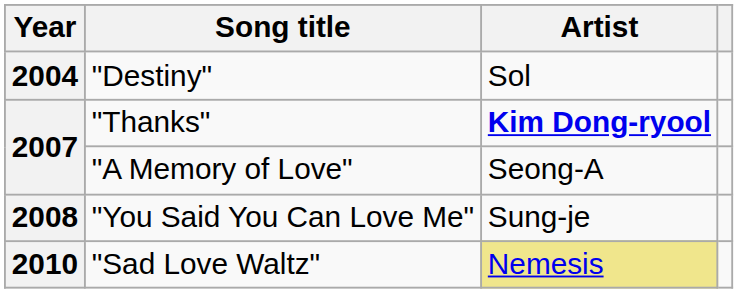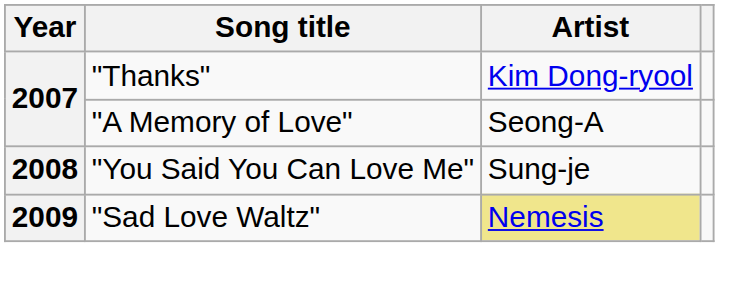- row: (152, 75)
(599, 122) bold -> (590, 75) normal
(45, 264) 2010 -> (45, 216) 2009
